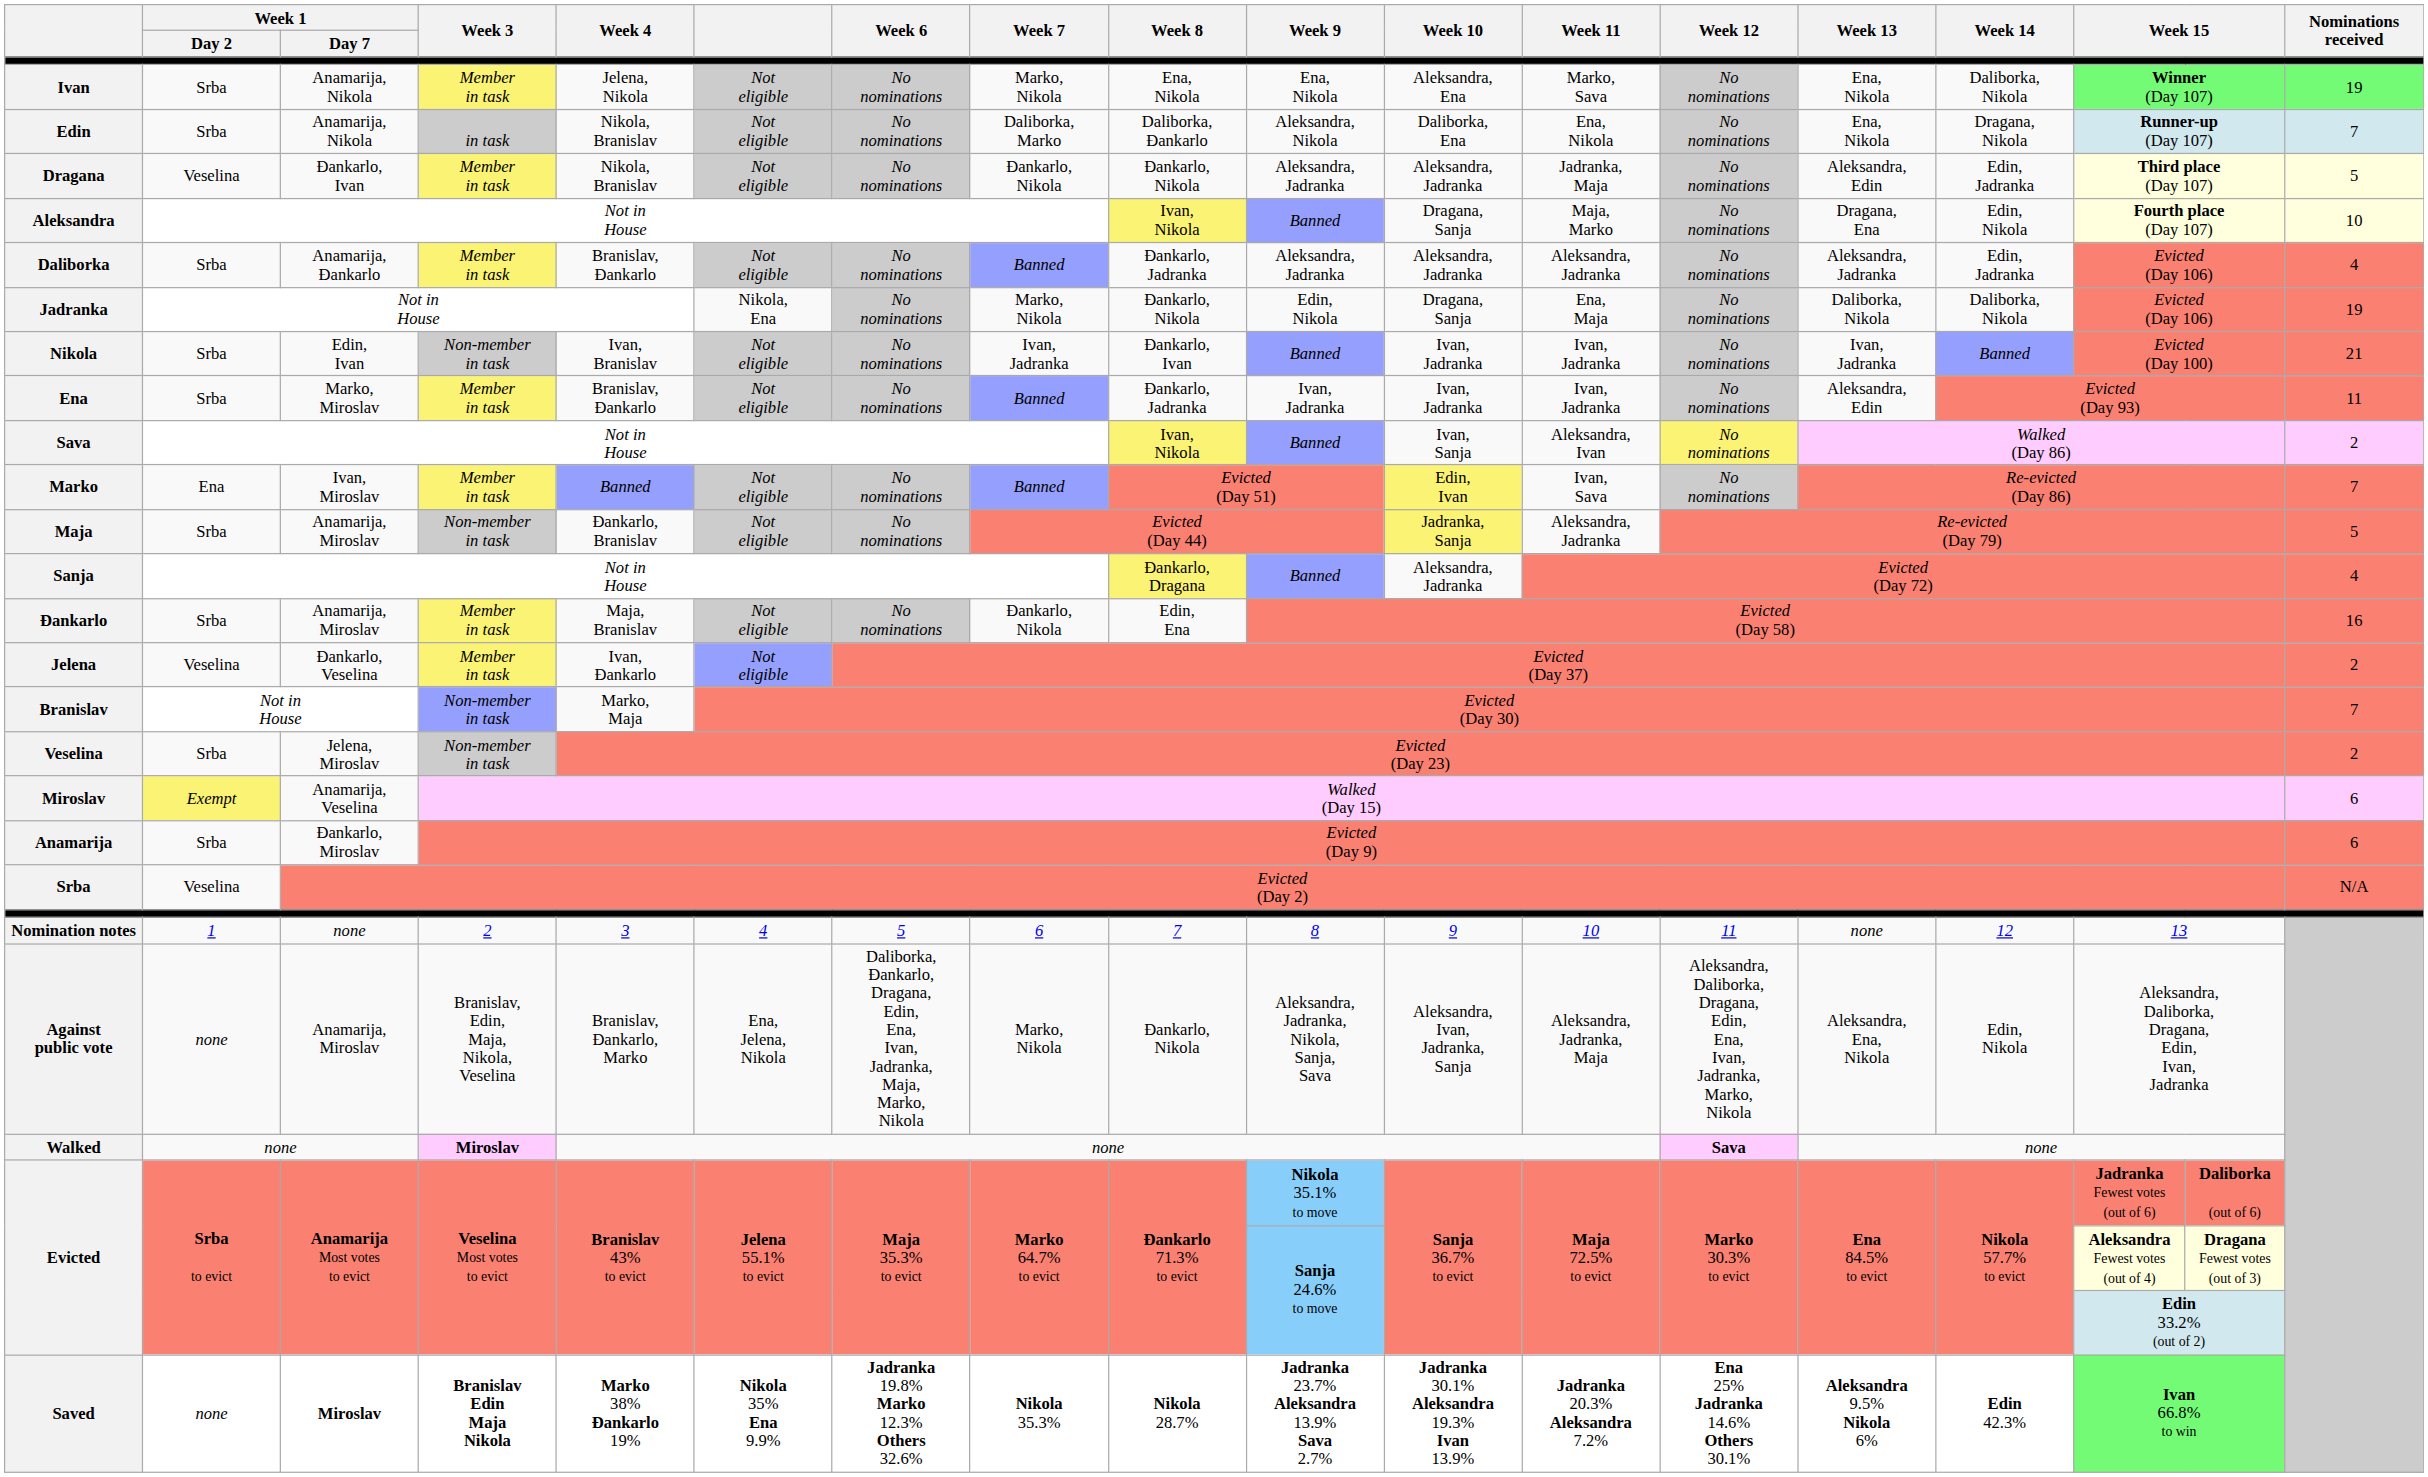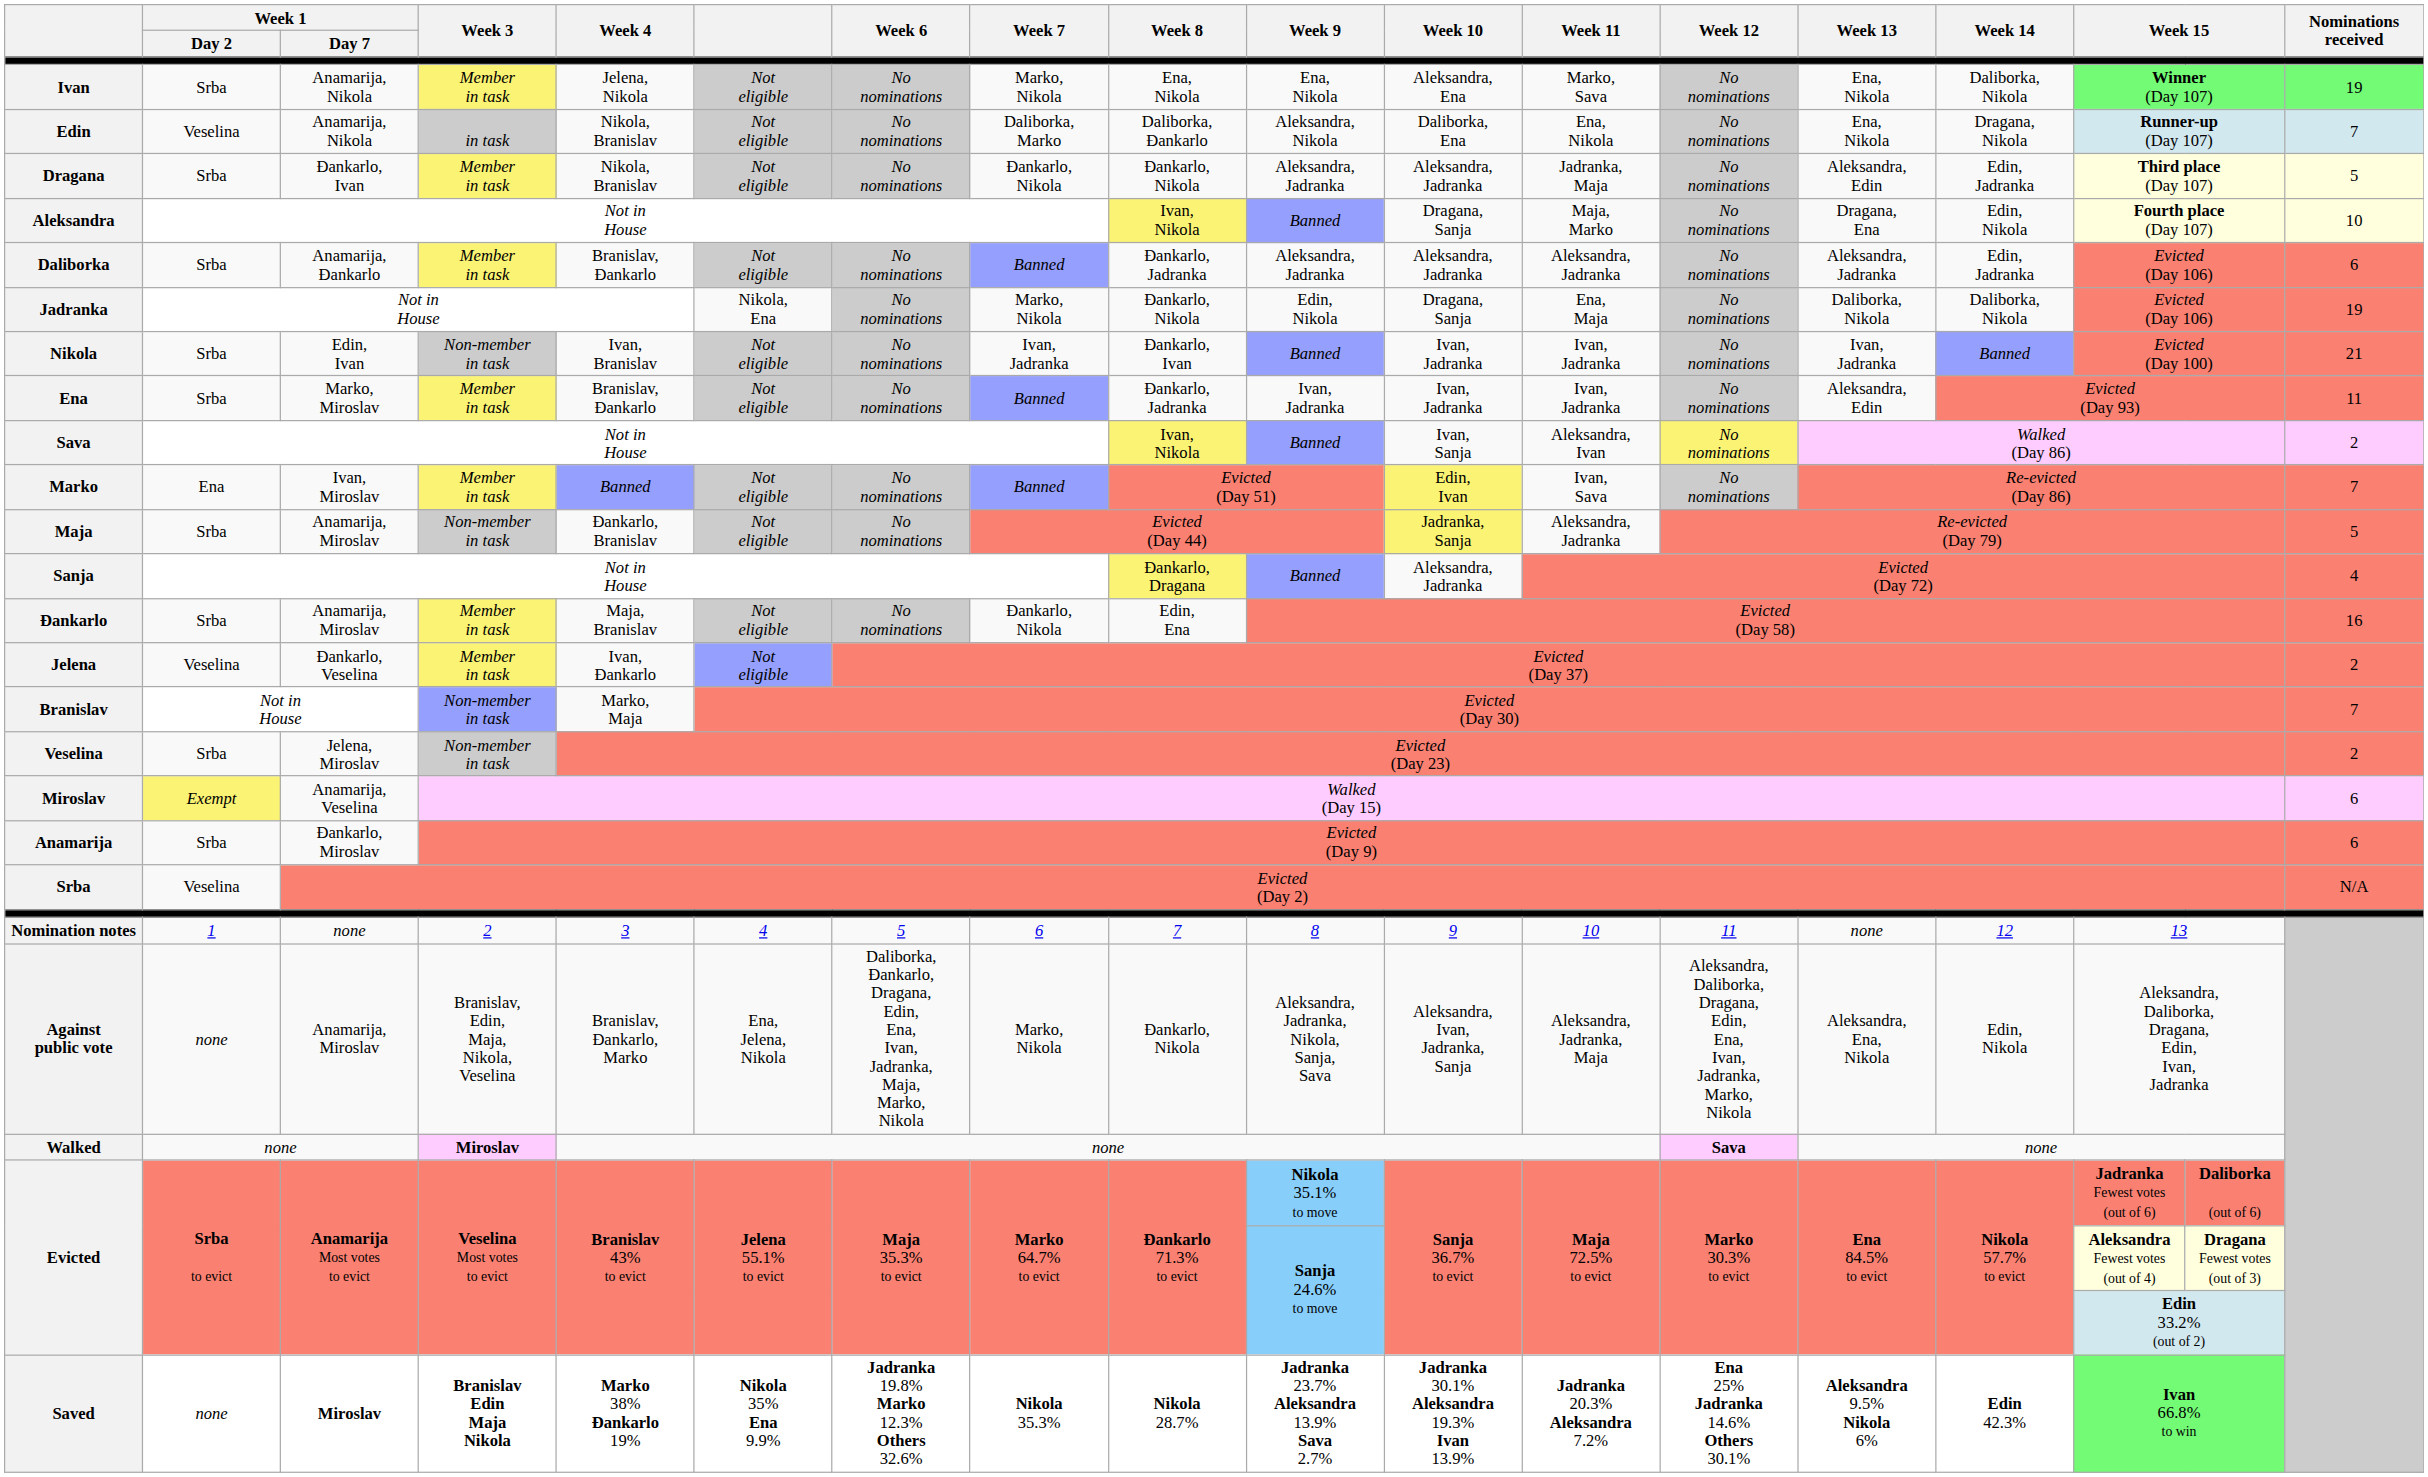(212, 131) Srba -> (212, 131) Veselina
(212, 175) Veselina -> (212, 175) Srba
(2354, 264) 4 -> (2354, 264) 6
